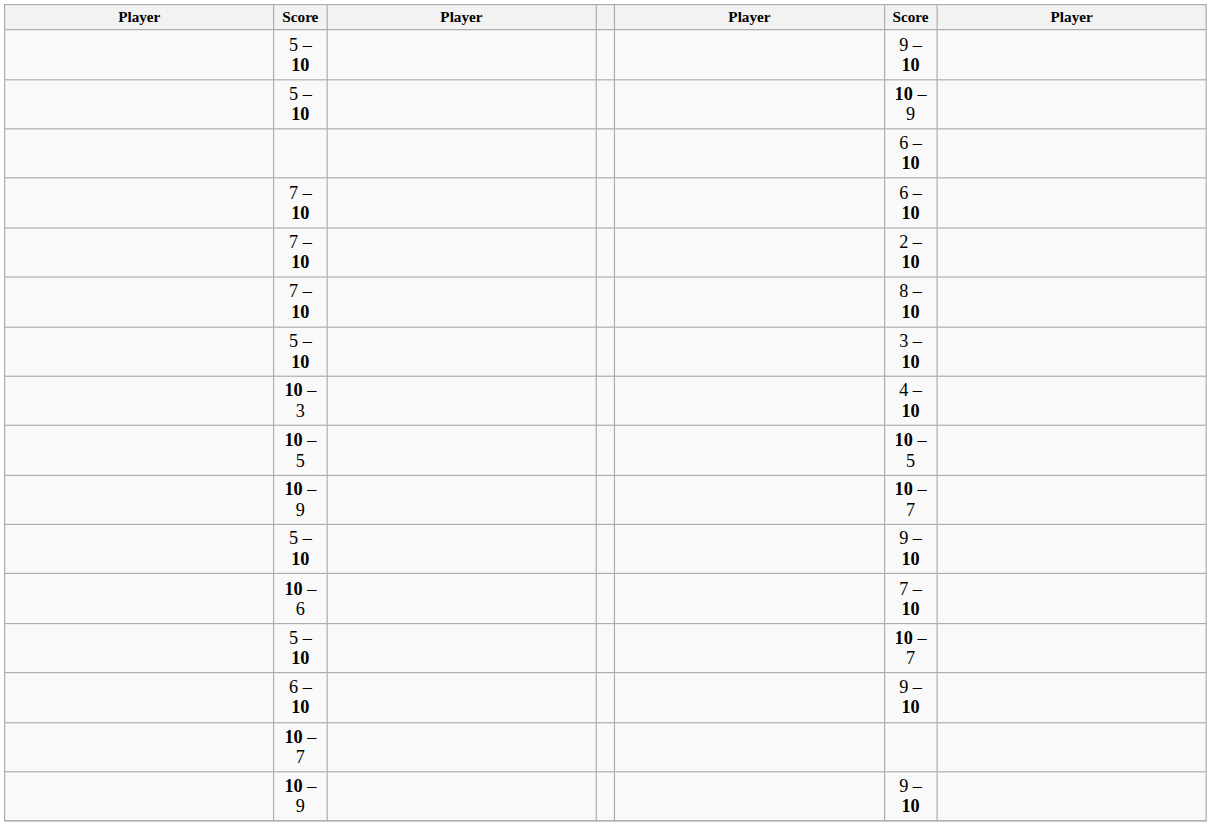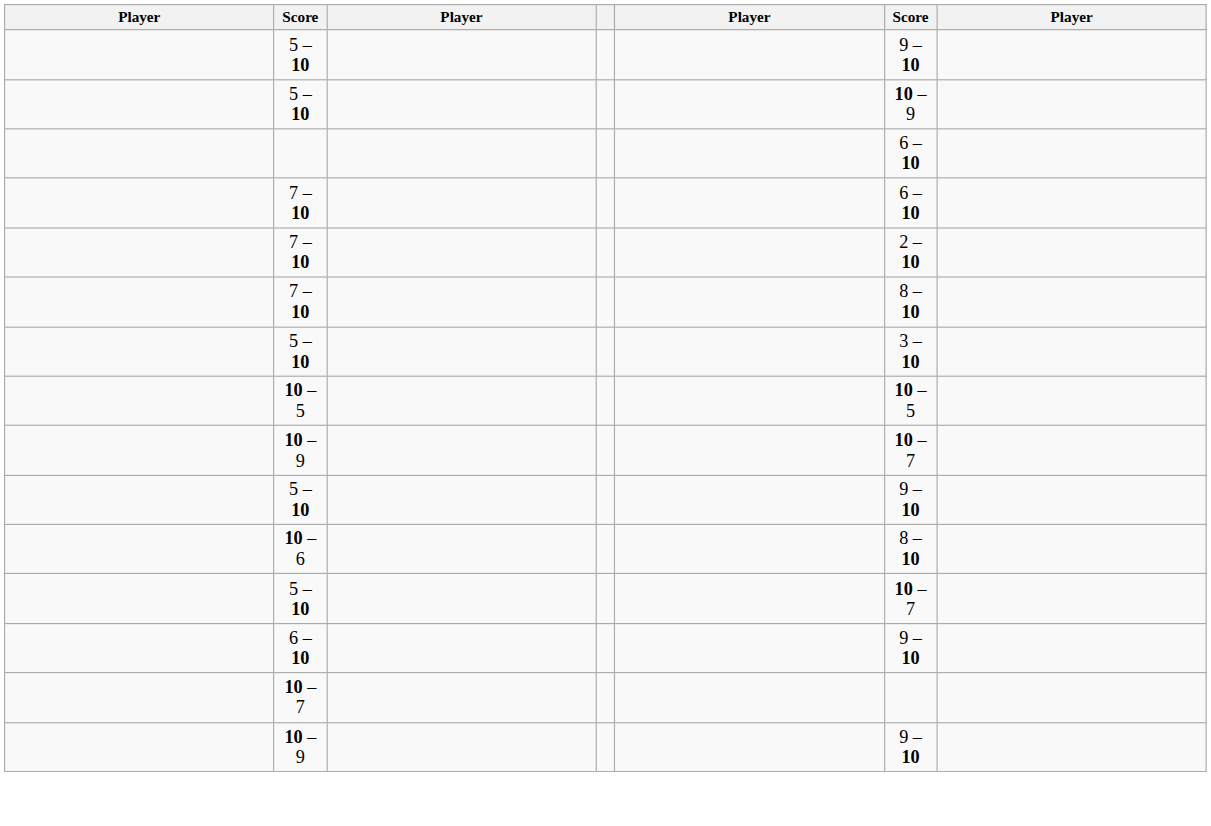- row: (139, 401)
(911, 598) 7 – 10 -> (911, 549) 8 – 10
